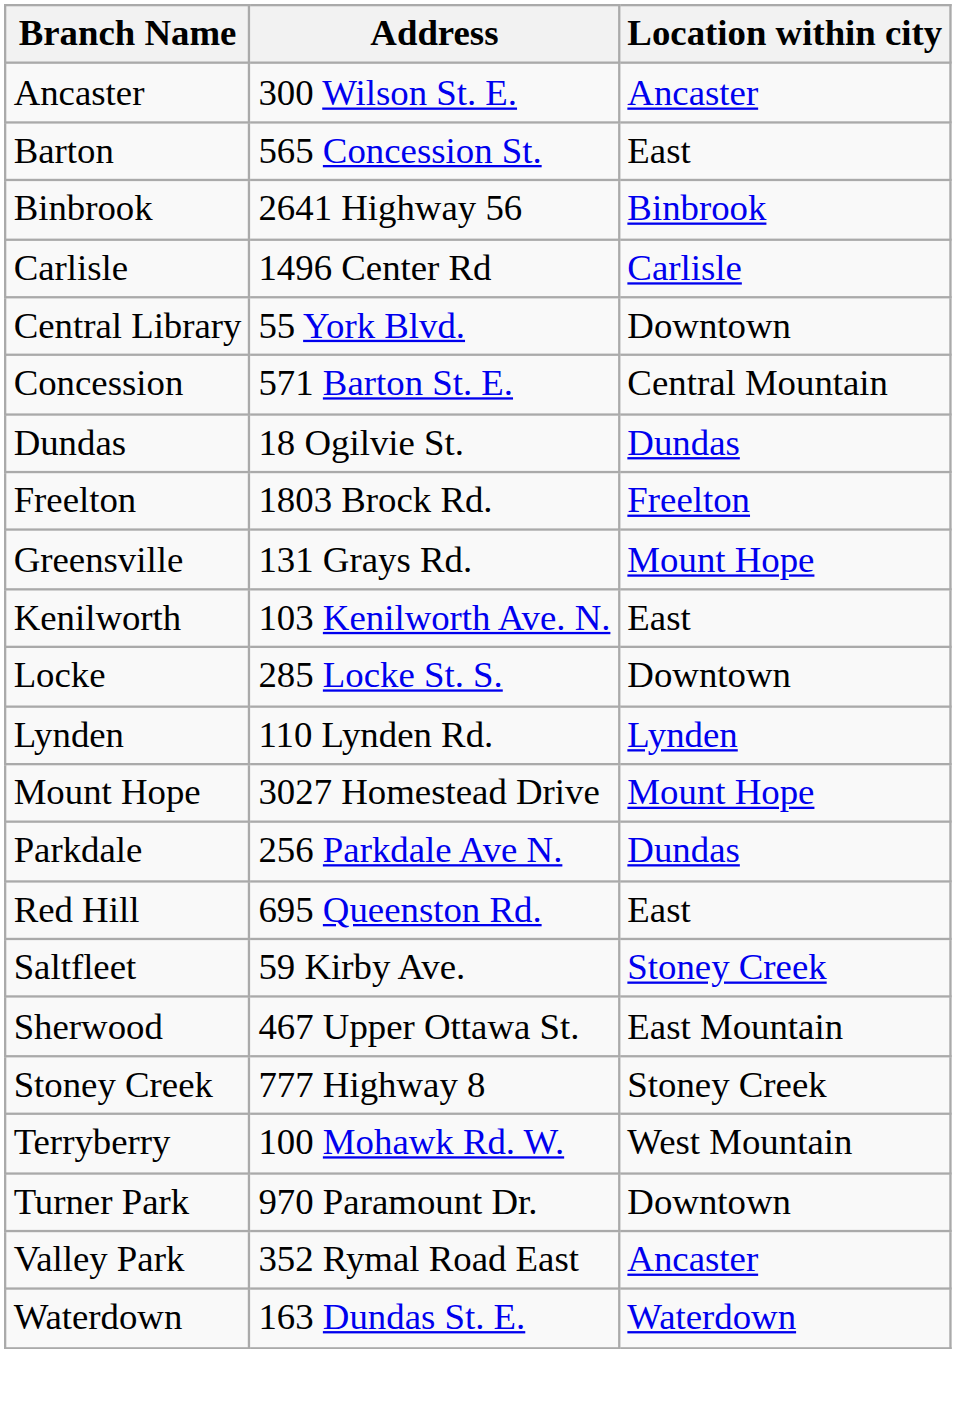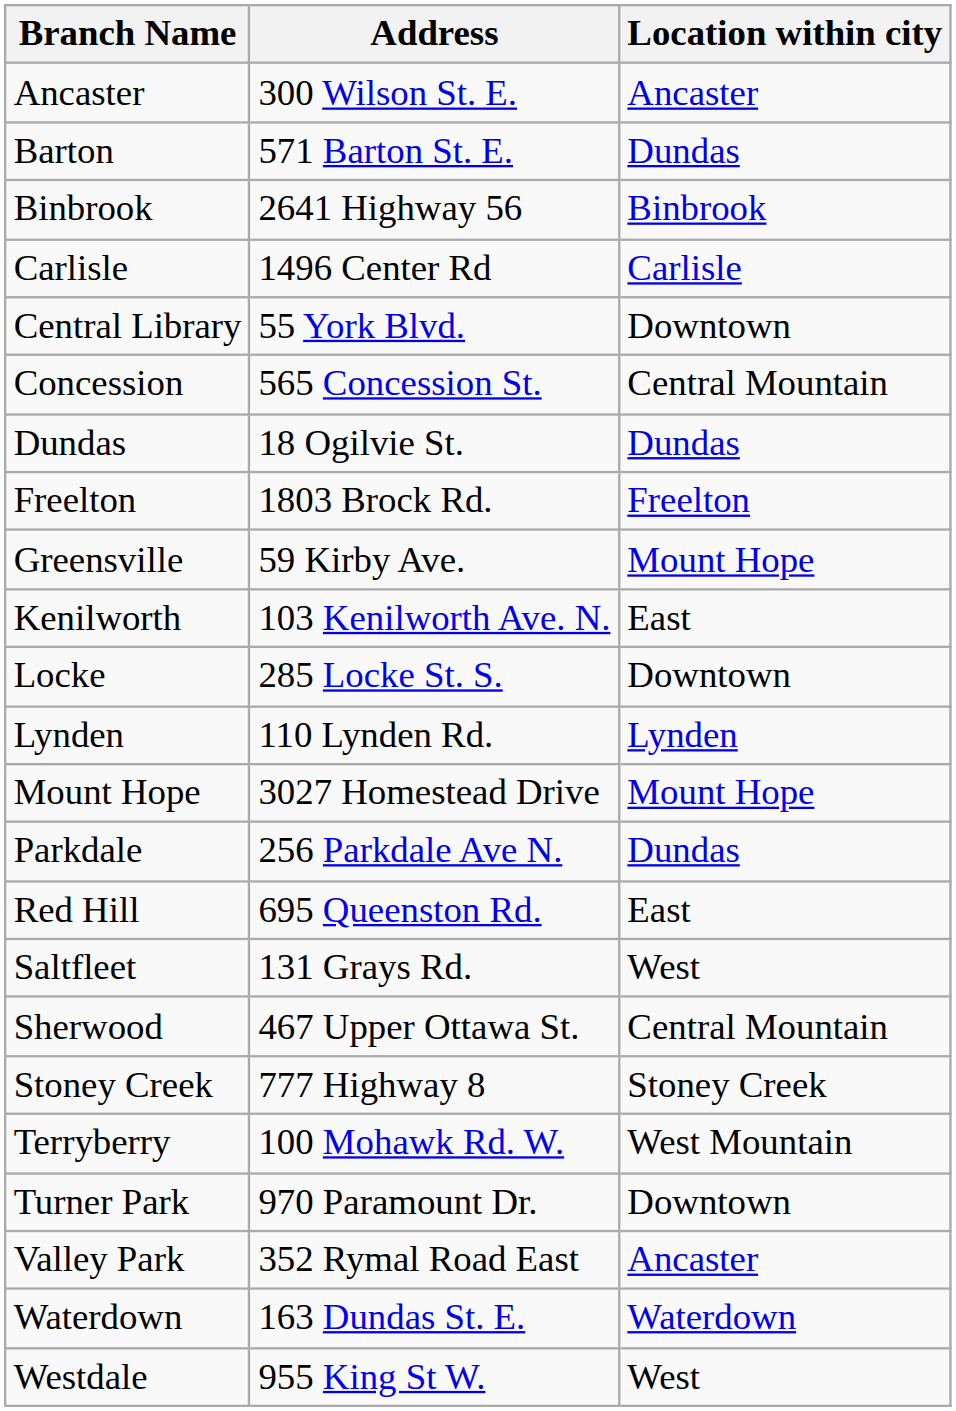(400, 150) 565 Concession St. -> (386, 150) 571 Barton St. E.
(659, 150) East -> (684, 150) Dundas
(386, 383) 571 Barton St. E. -> (400, 383) 565 Concession St.
(365, 558) 131 Grays Rd. -> (362, 558) 59 Kirby Ave.
(362, 967) 59 Kirby Ave. -> (365, 967) 131 Grays Rd.
(727, 967) Stoney Creek -> (664, 967) West
(735, 1025) East Mountain -> (758, 1025) Central Mountain
+ row: (81, 1376)
